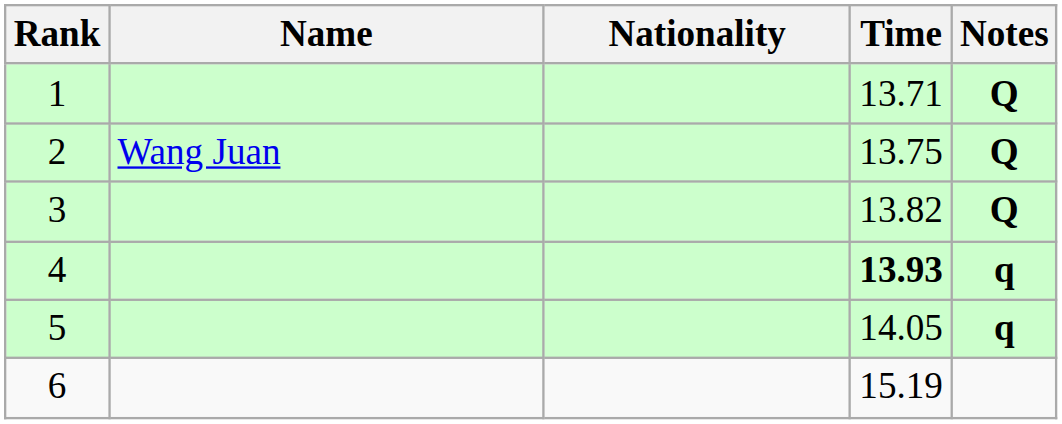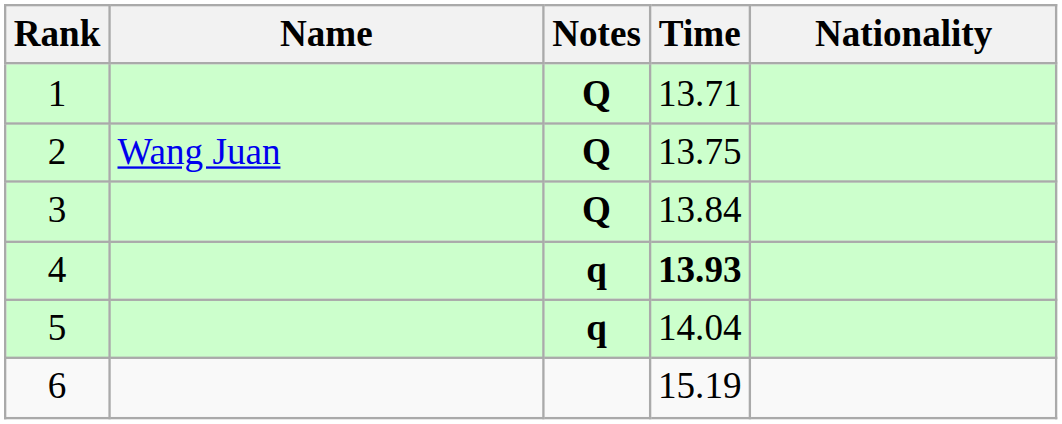columns swapped: (697, 33) <-> (1004, 33)
(901, 210) 13.82 -> (700, 210) 13.84
(901, 328) 14.05 -> (700, 328) 14.04
